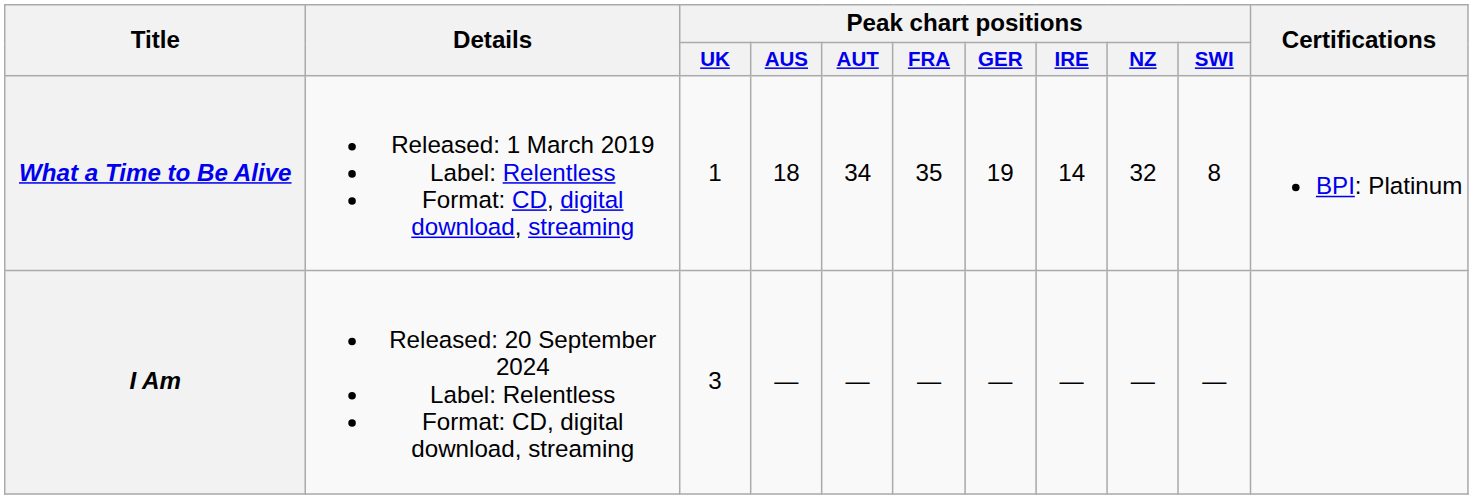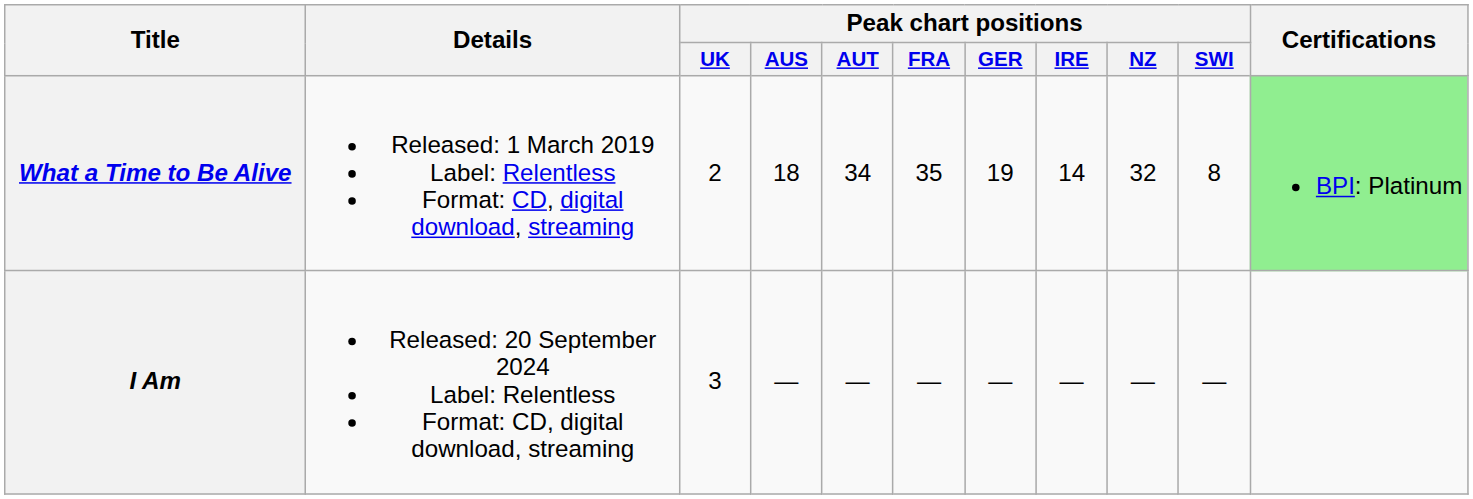(715, 172) 1 -> (715, 172) 2
(1359, 187) no background -> (1359, 187) lightgreen background
